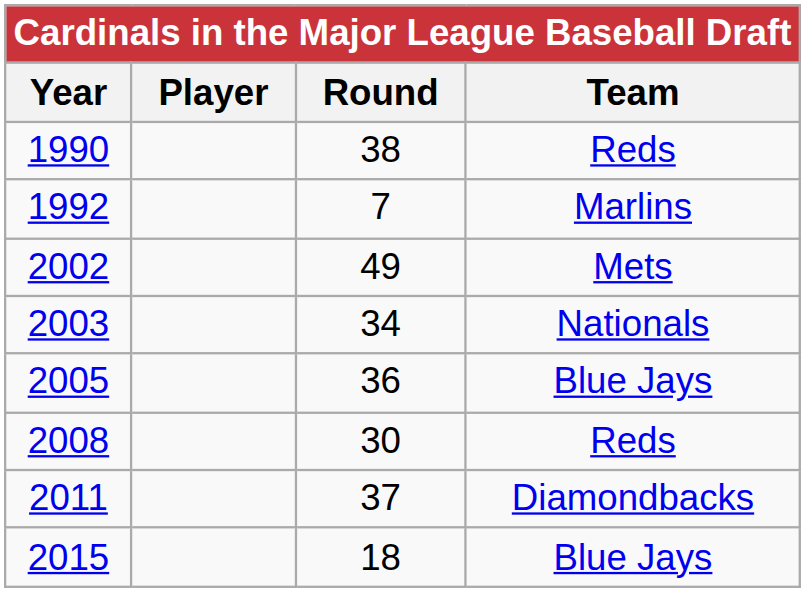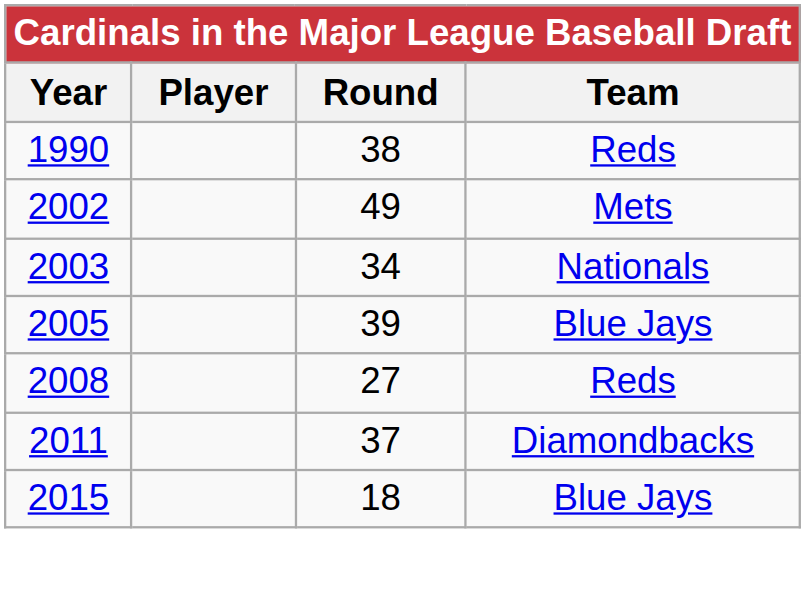- row: (68, 207)
(381, 382) 36 -> (381, 324) 39
(381, 440) 30 -> (381, 382) 27
